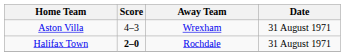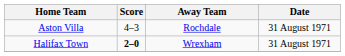(202, 28) Wrexham -> (202, 28) Rochdale
(202, 43) Rochdale -> (202, 43) Wrexham
